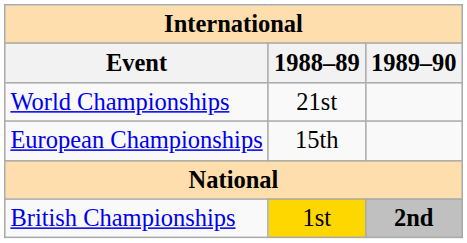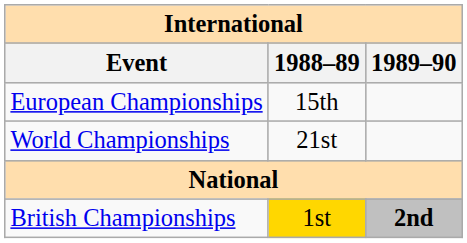rows swapped: (120, 101) <-> (137, 140)
